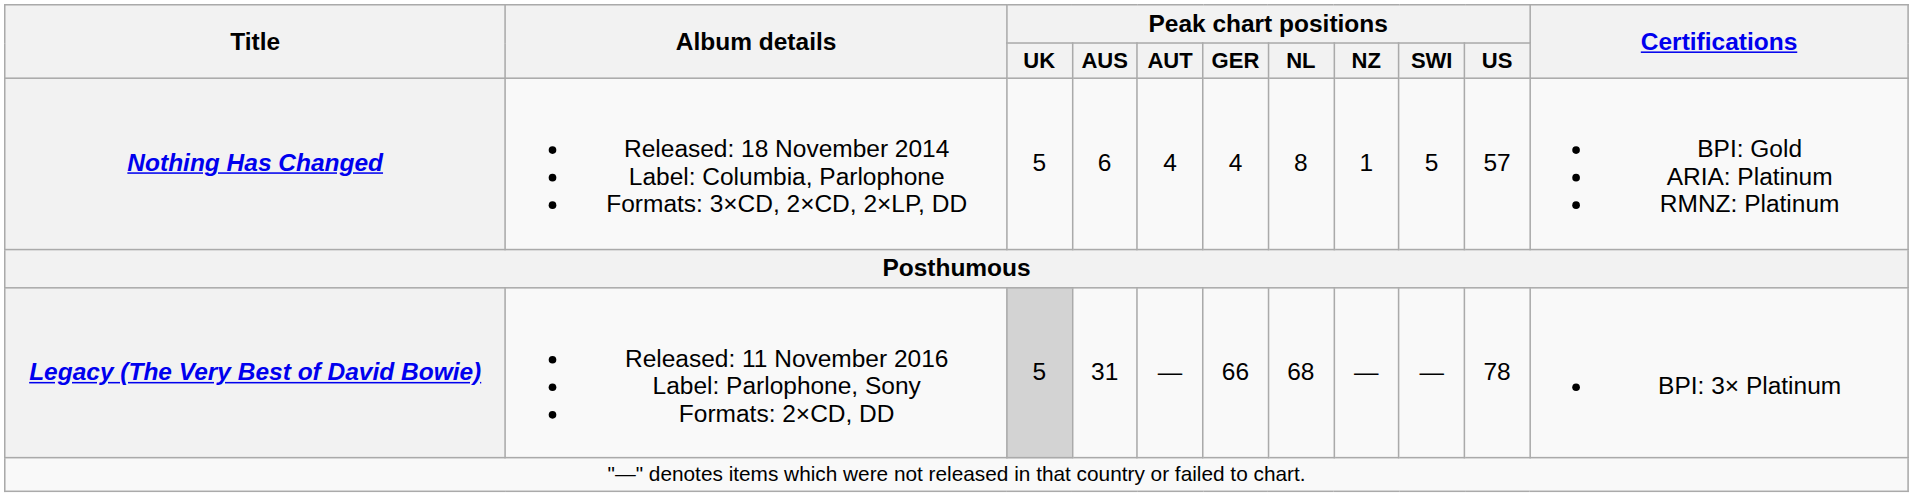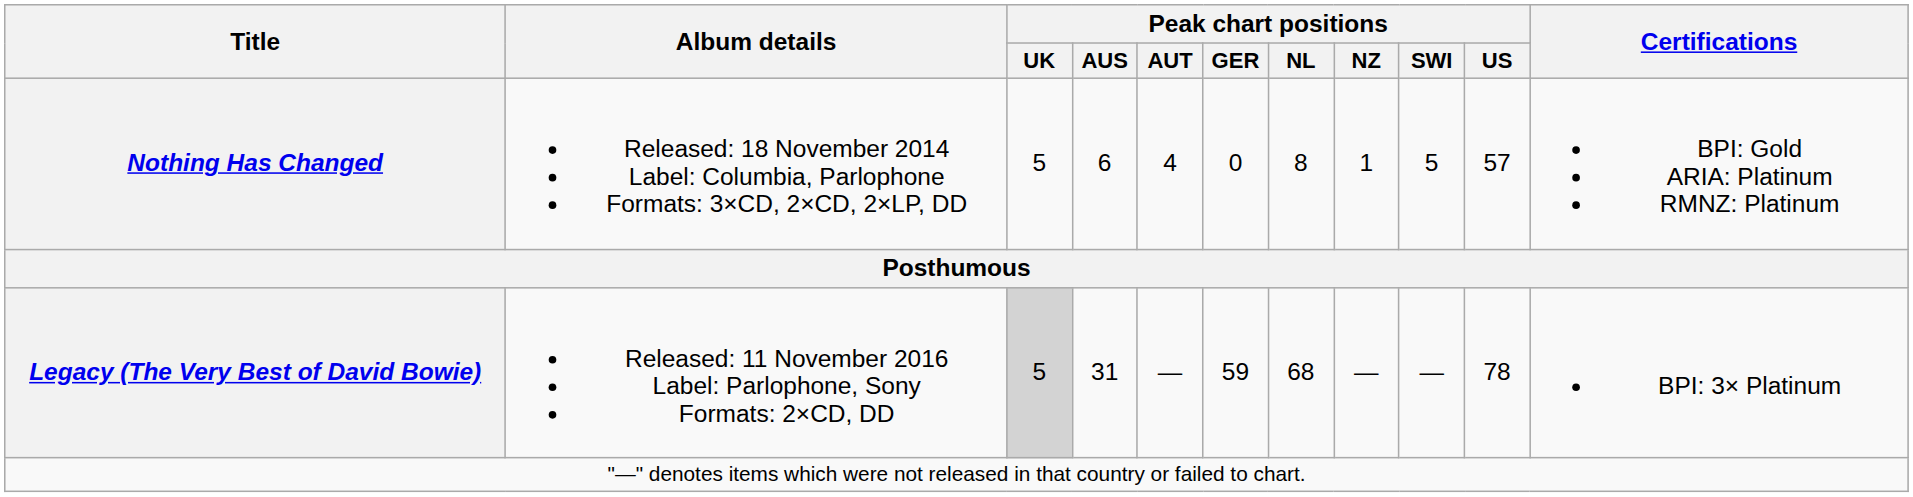(1235, 163) 4 -> (1235, 163) 0
(1235, 372) 66 -> (1235, 372) 59
